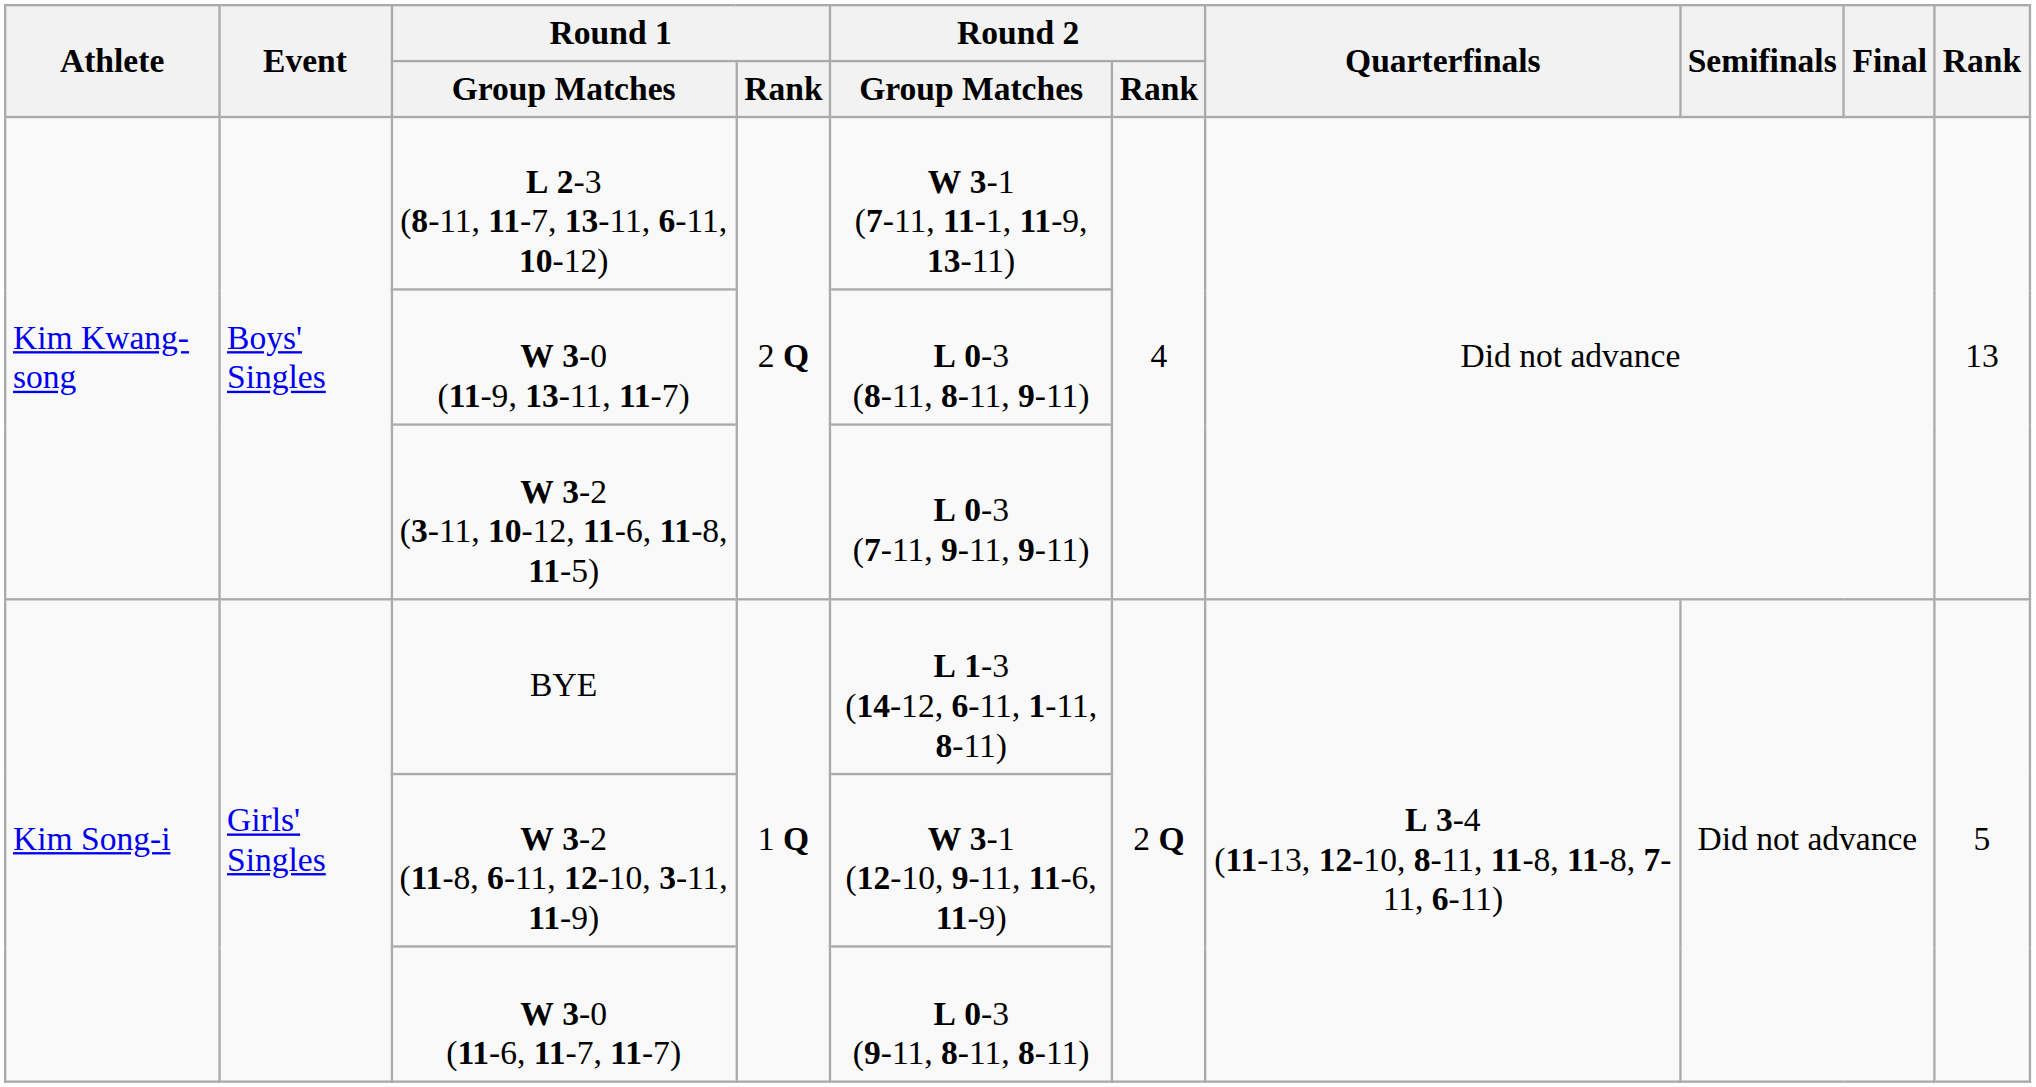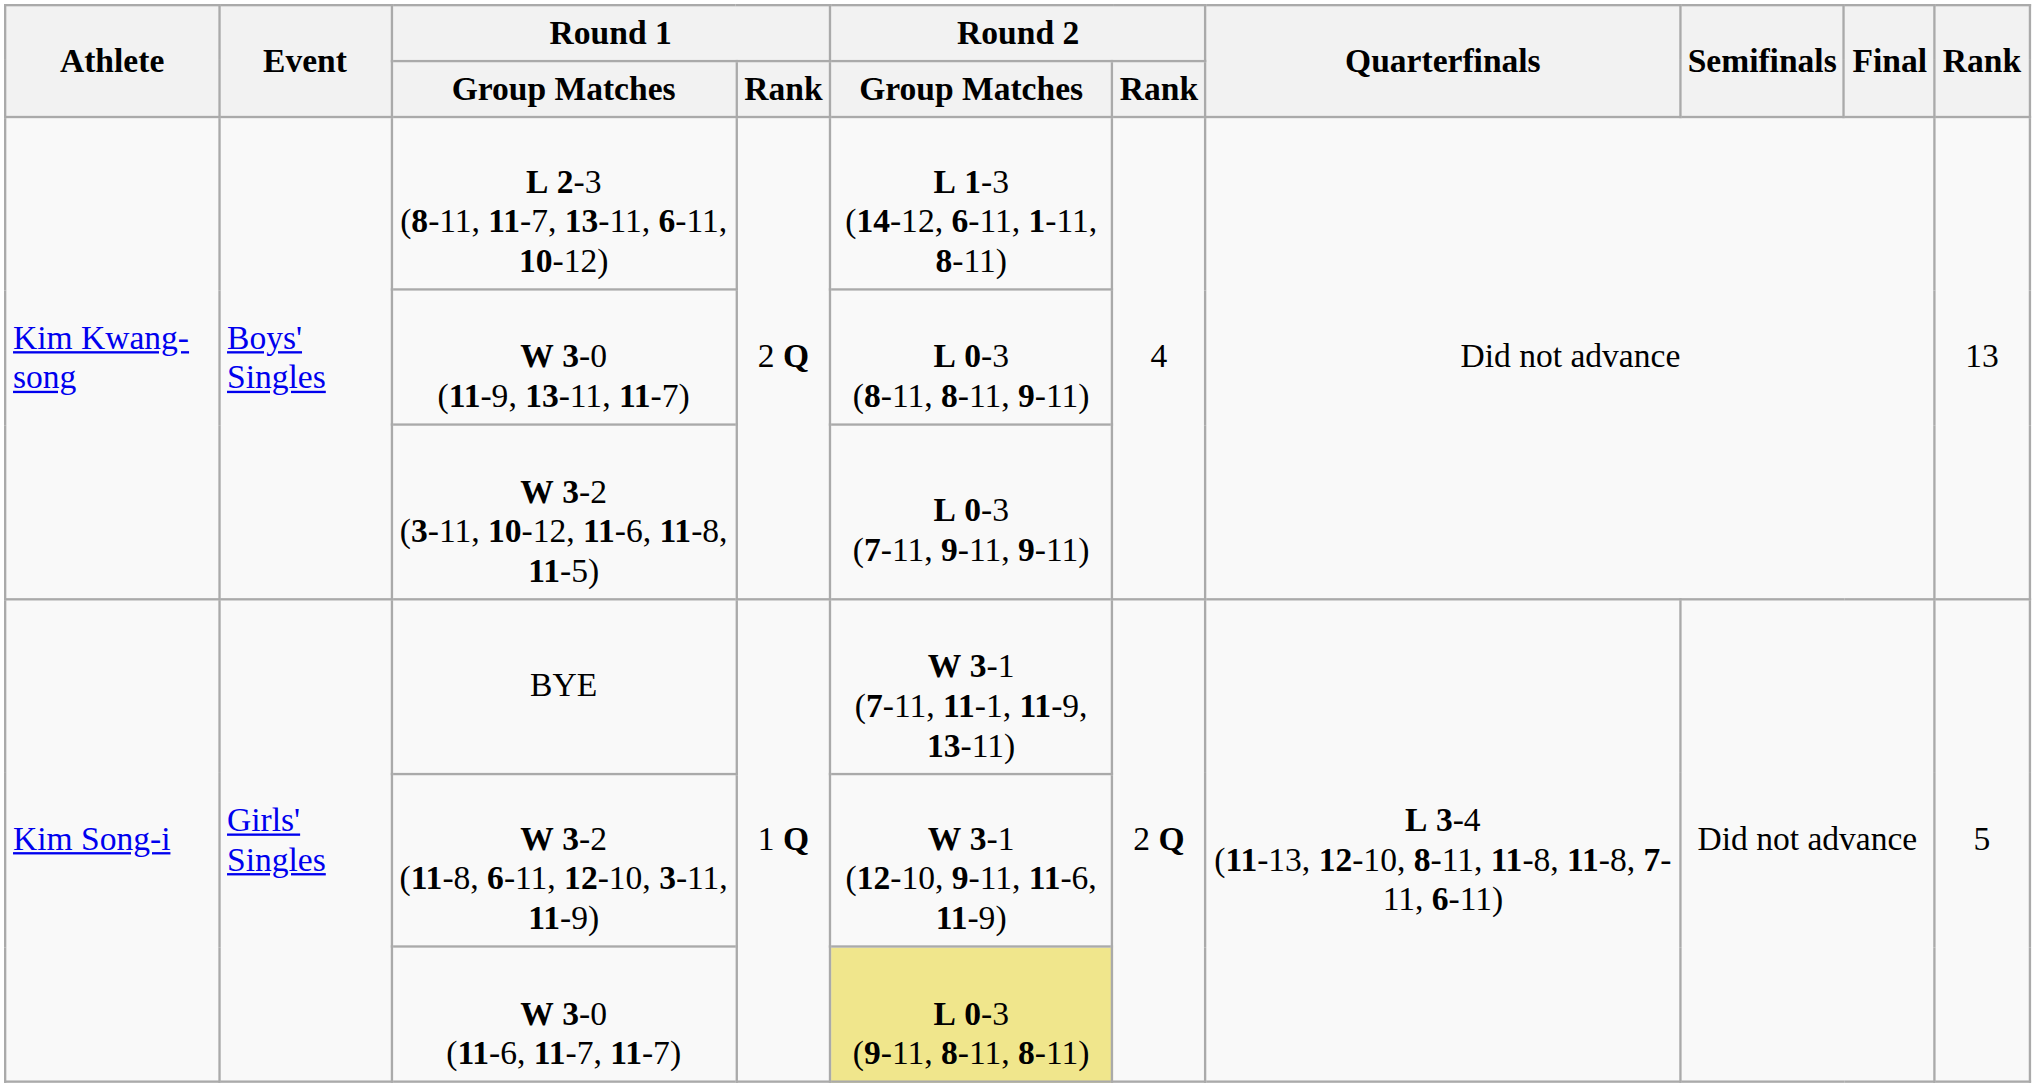(971, 222) W 3-1 (7-11, 11-1, 11-9, 13-11) -> (971, 222) L 1-3 (14-12, 6-11, 1-11, 8-11)
(971, 705) L 1-3 (14-12, 6-11, 1-11, 8-11) -> (971, 705) W 3-1 (7-11, 11-1, 11-9, 13-11)
(971, 1033) no background -> (971, 1033) khaki background
